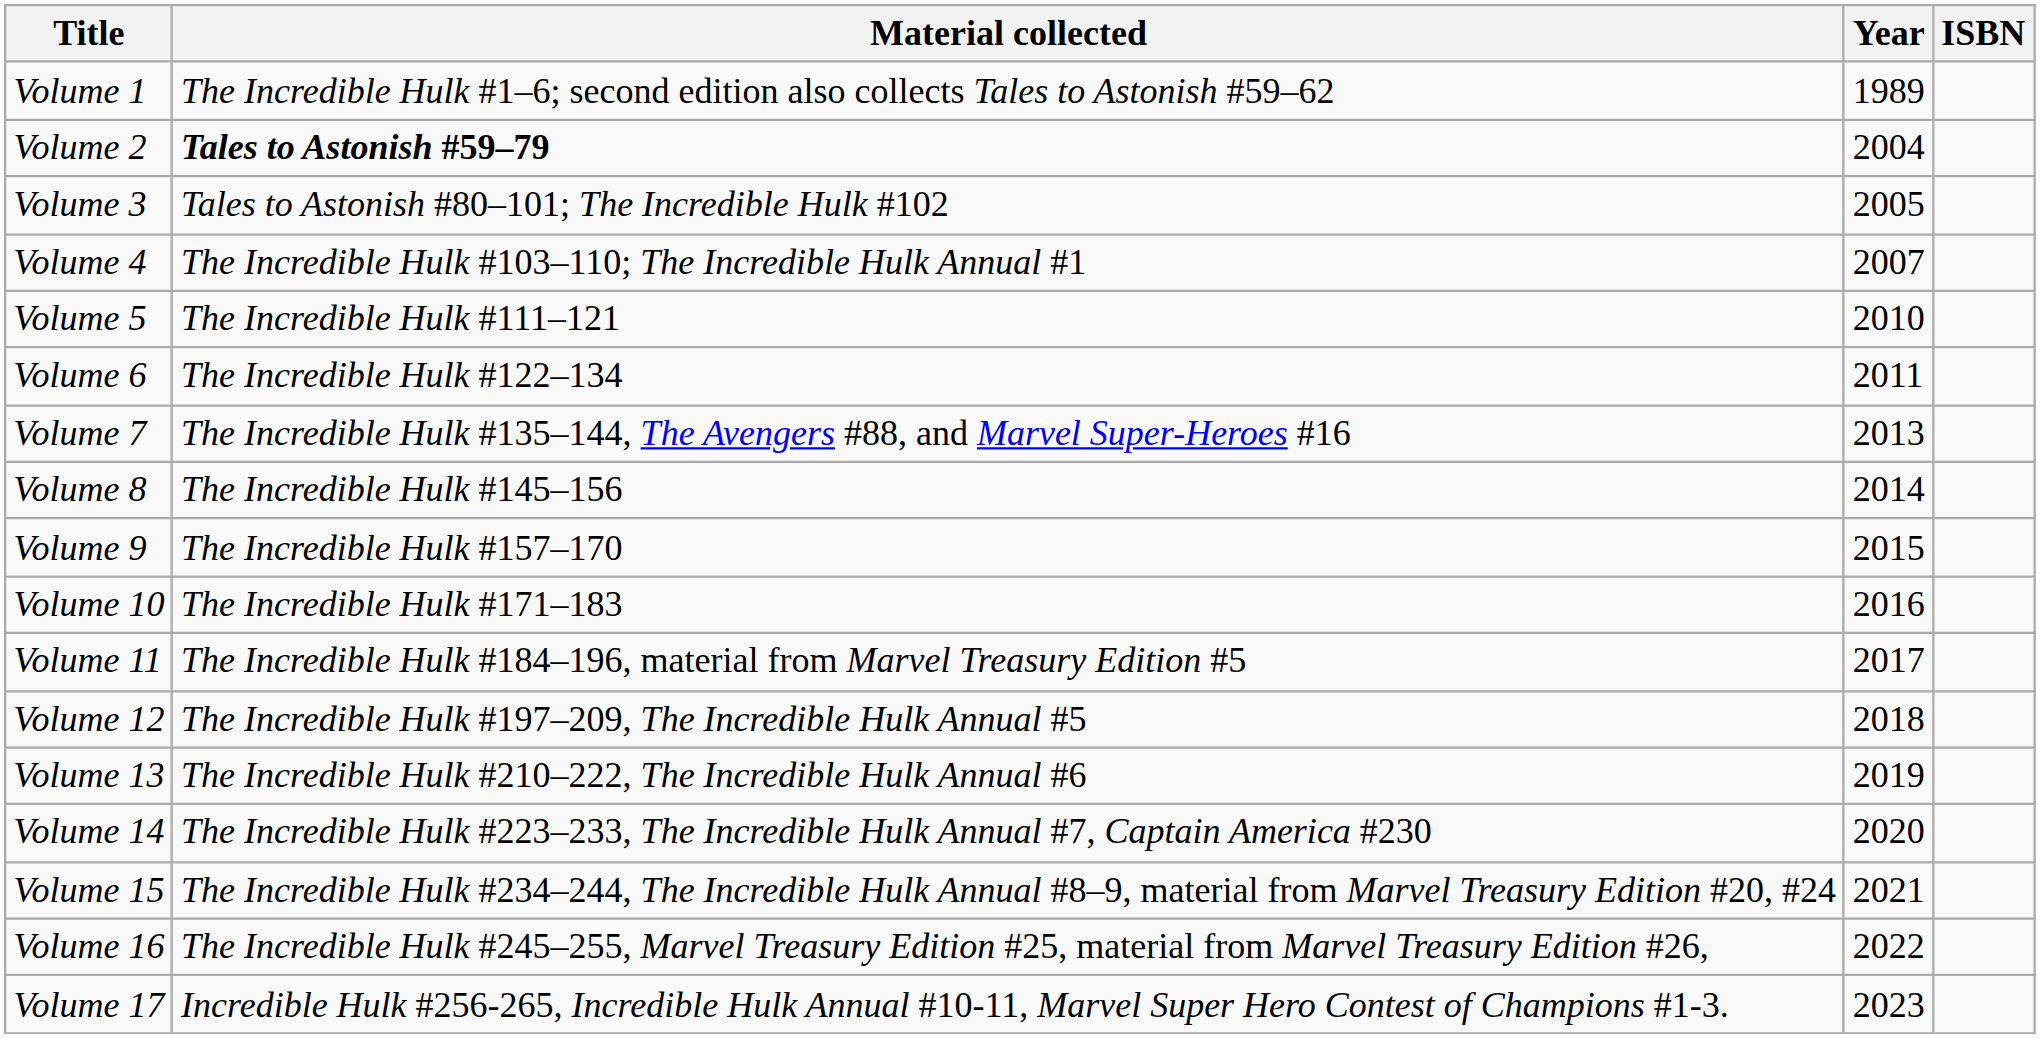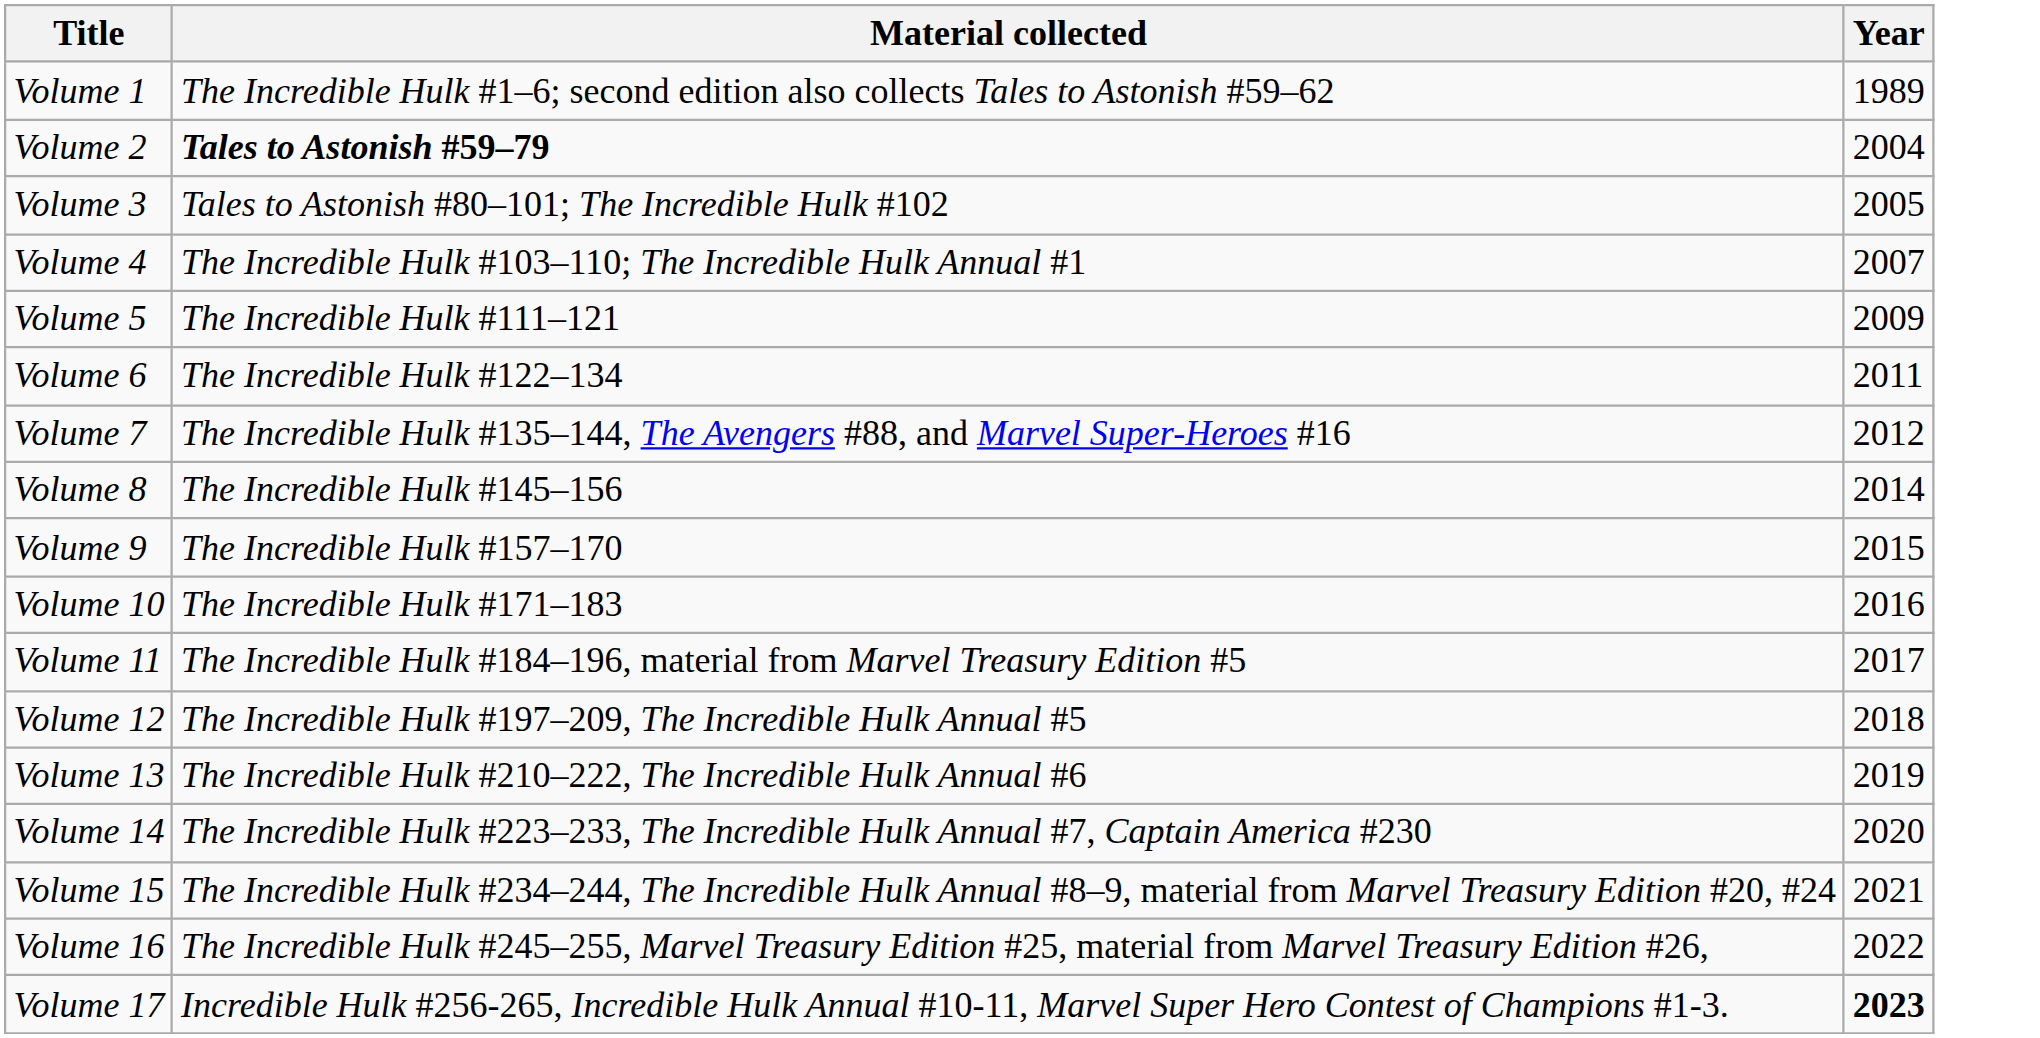- column: (1983, 33)
(1889, 318) 2010 -> (1889, 318) 2009
(1889, 432) 2013 -> (1889, 432) 2012
(1889, 1003) normal -> (1889, 1003) bold
